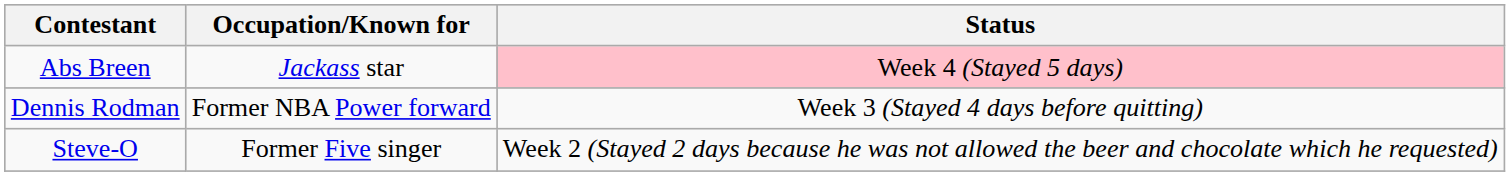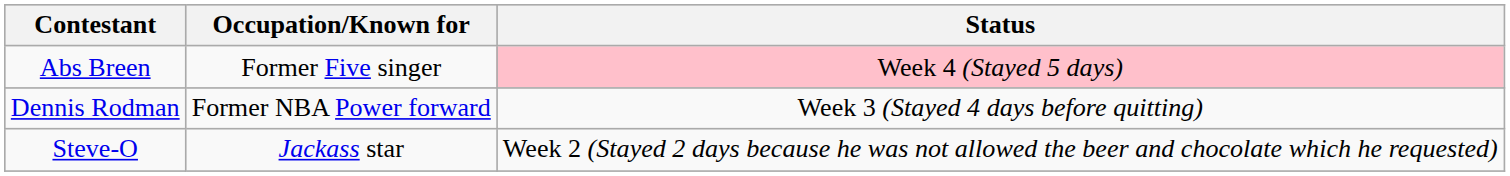(341, 66) Jackass star -> (341, 66) Former Five singer
(341, 149) Former Five singer -> (341, 149) Jackass star
